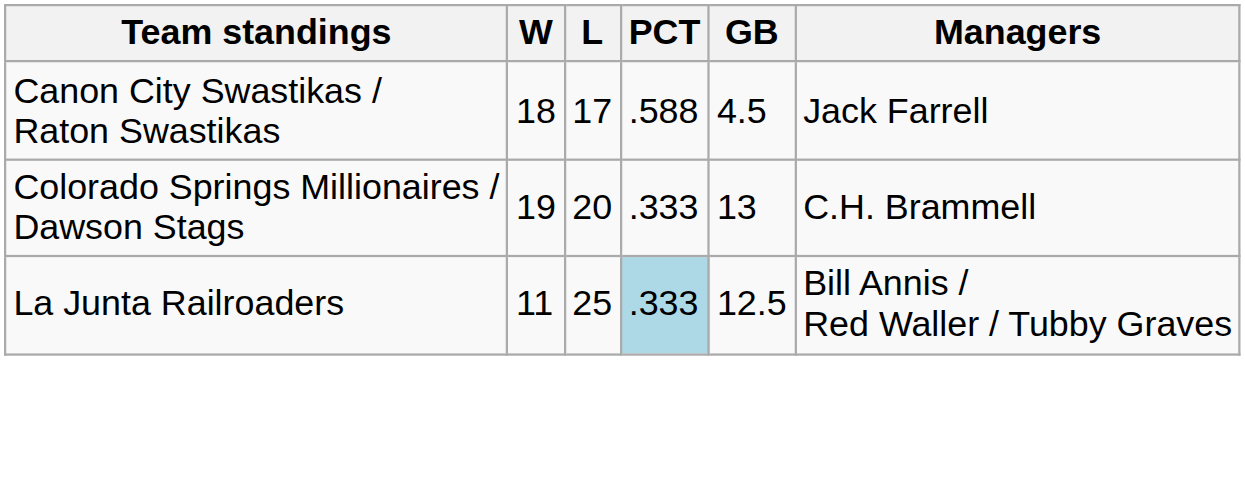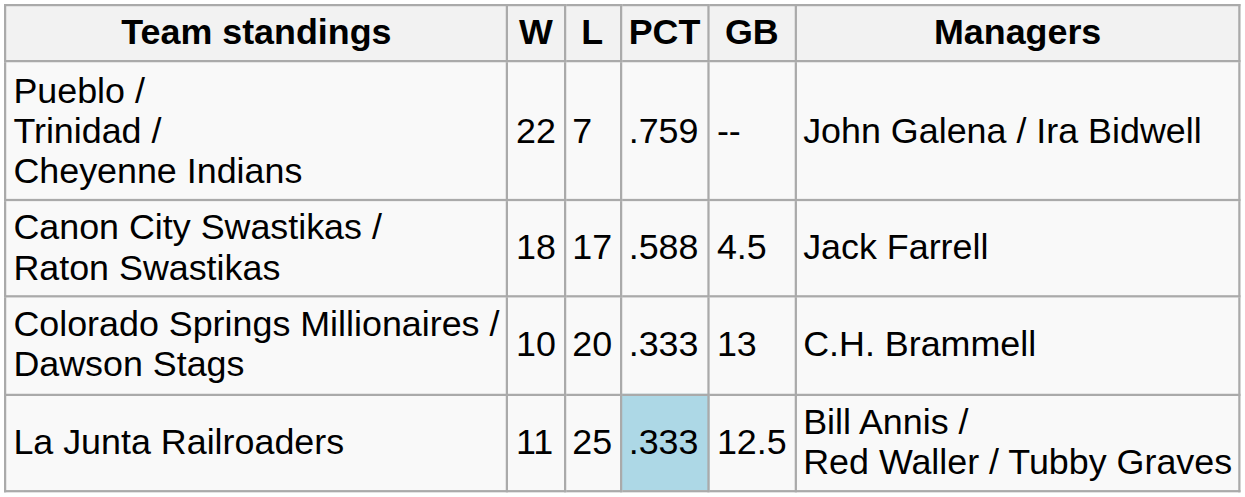+ row: (158, 130)
(536, 207) 19 -> (536, 344) 10
